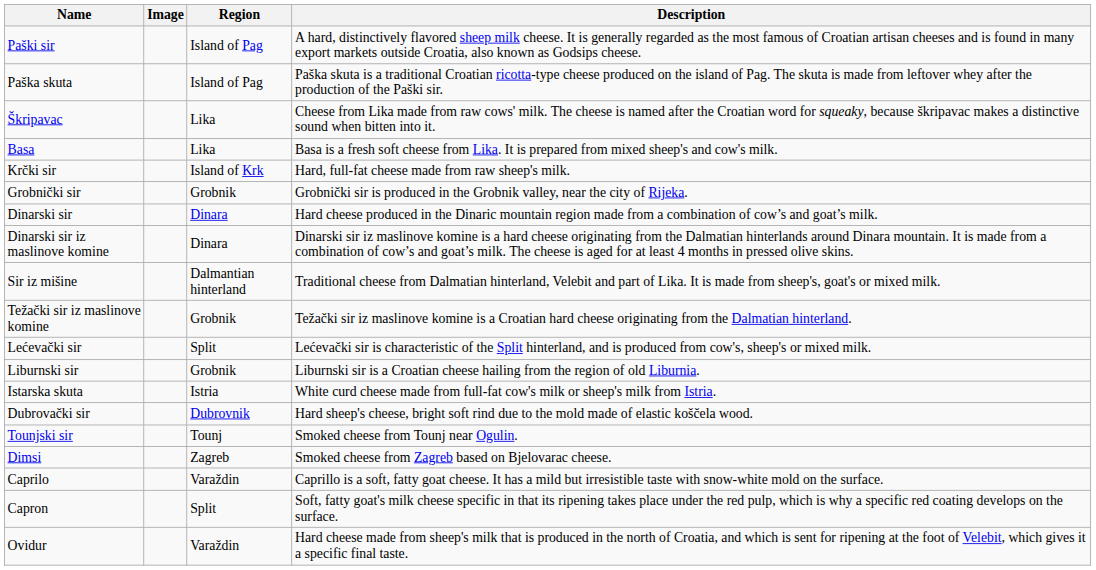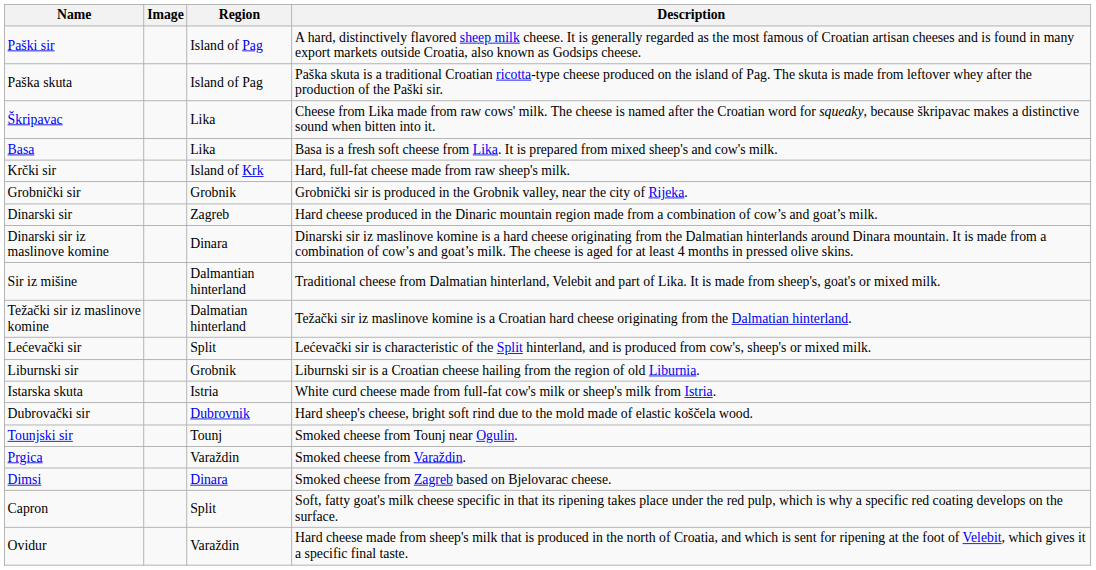(209, 214) Dinara -> (210, 214) Zagreb
(213, 318) Grobnik -> (219, 318) Dalmatian hinterland
+ row: (25, 457)
(210, 457) Zagreb -> (209, 479) Dinara
- row: (28, 479)
